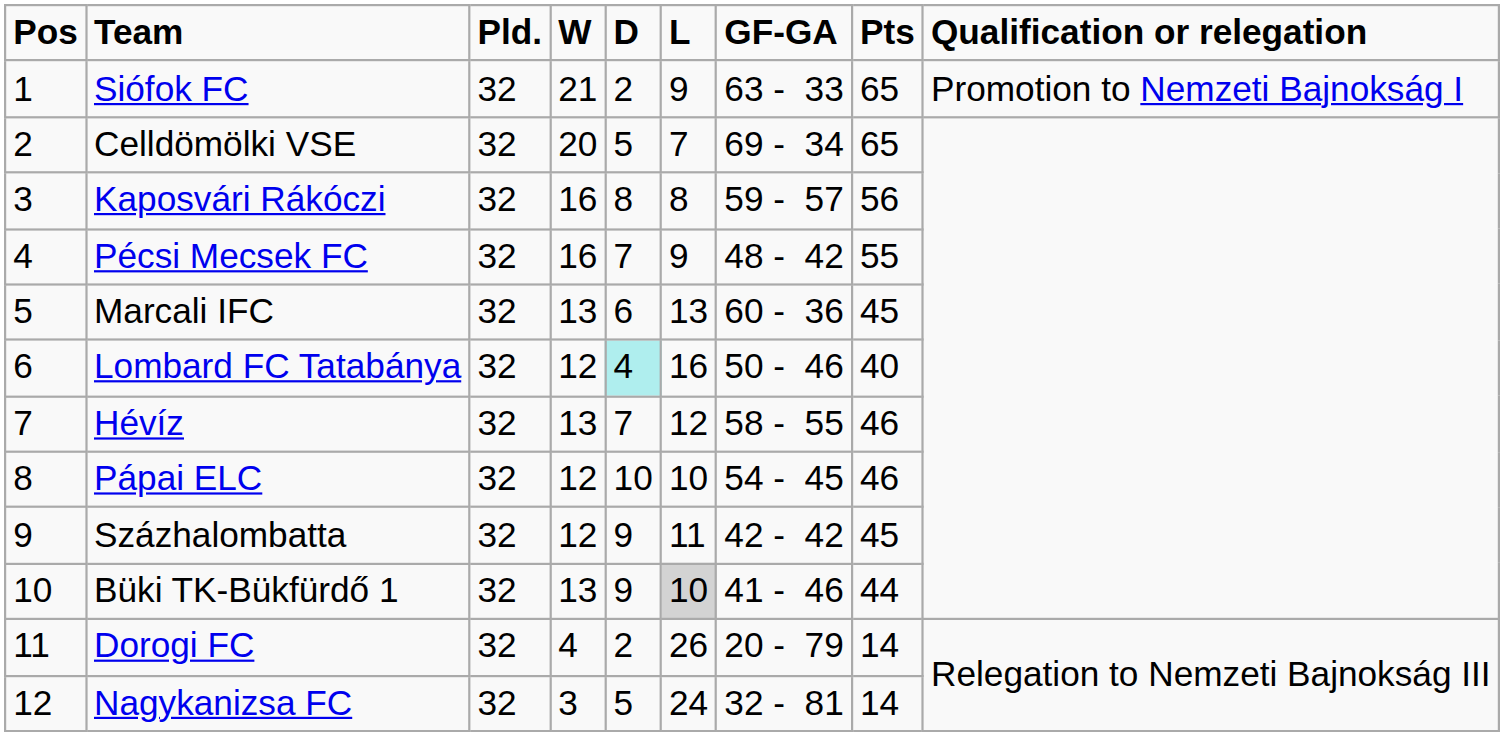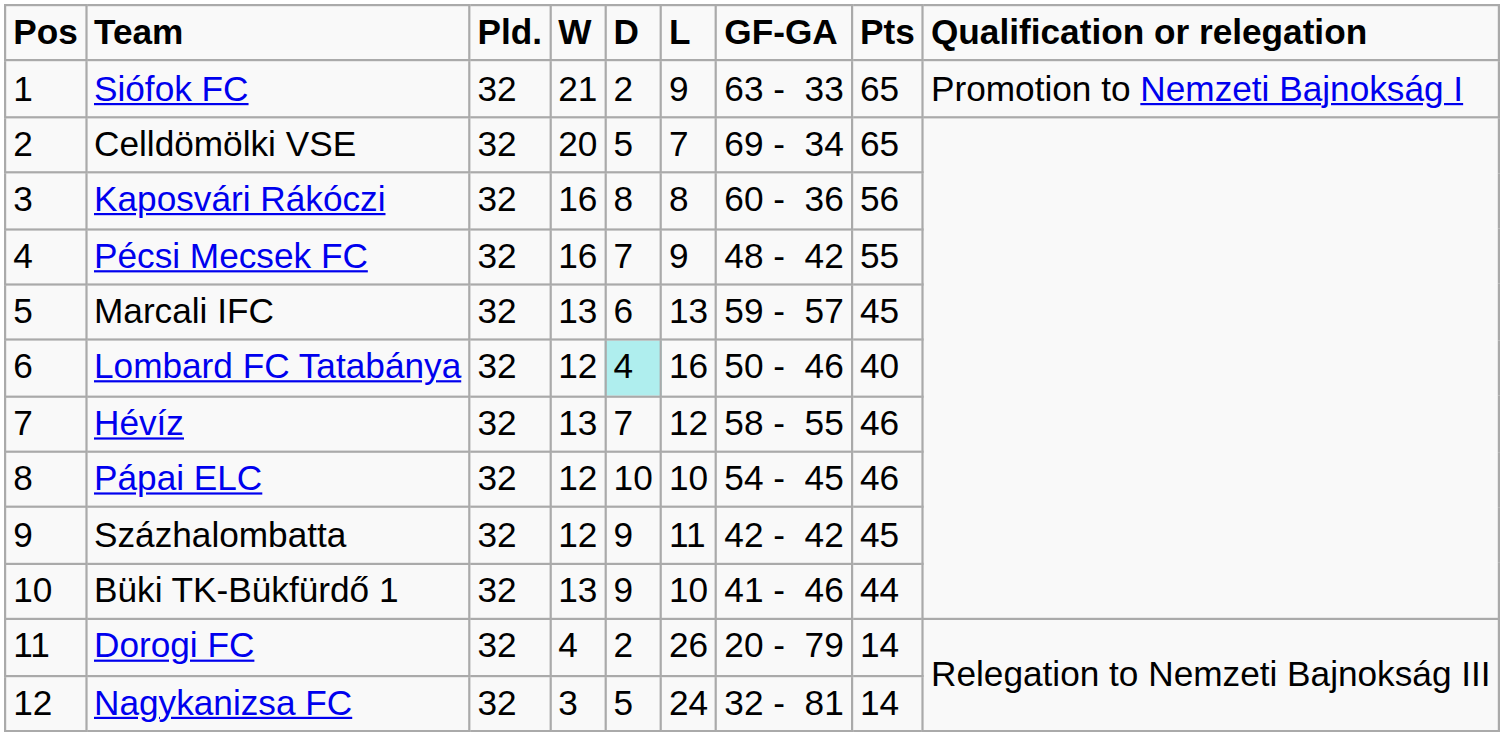(784, 199) 59 - 57 -> (784, 199) 60 - 36
(784, 311) 60 - 36 -> (784, 311) 59 - 57
(689, 590) lightgrey background -> (689, 590) no background
